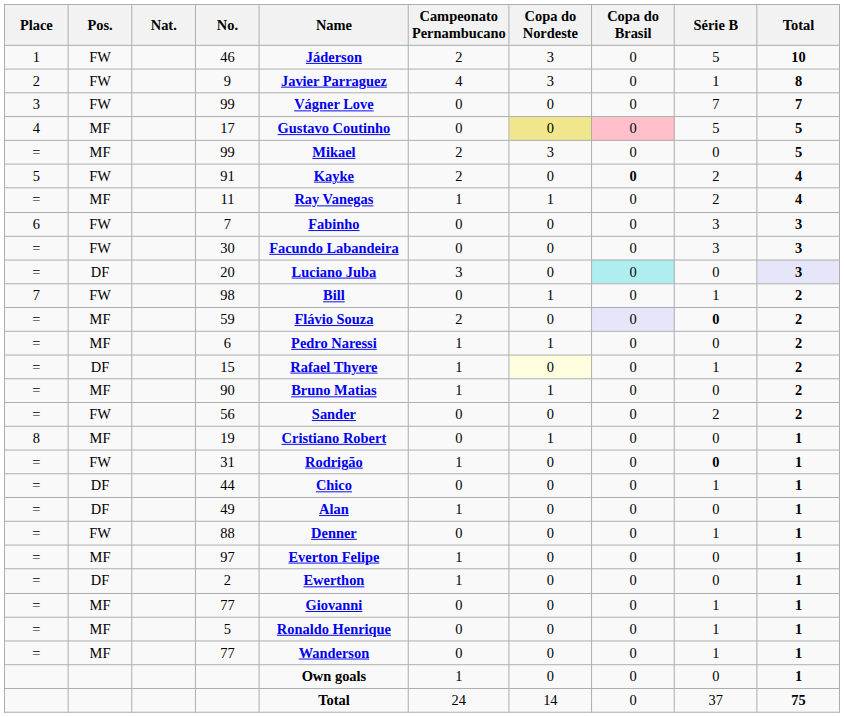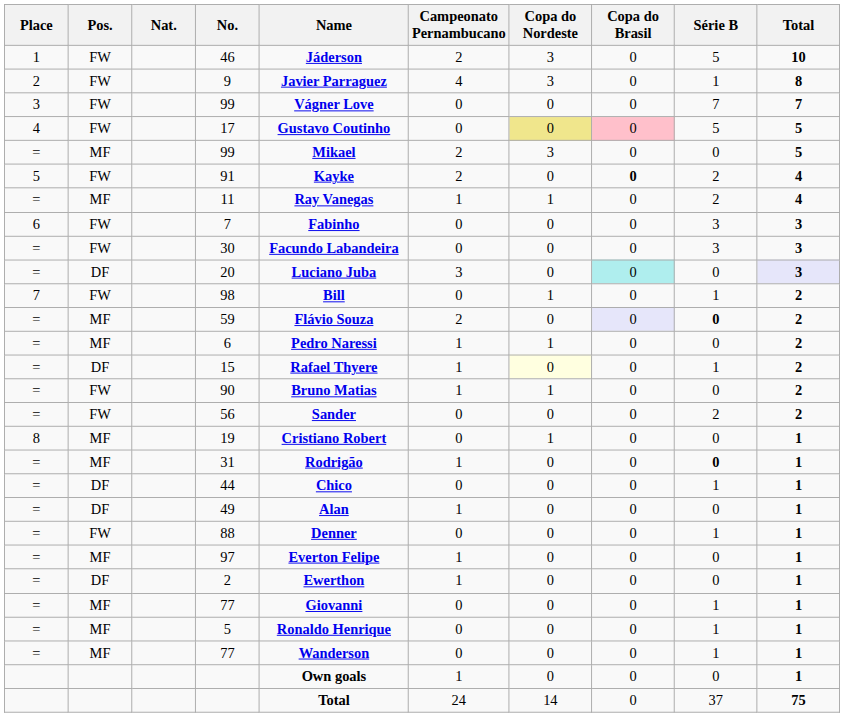(100, 128) MF -> (100, 128) FW
(100, 390) MF -> (100, 390) FW
(100, 462) FW -> (100, 462) MF
